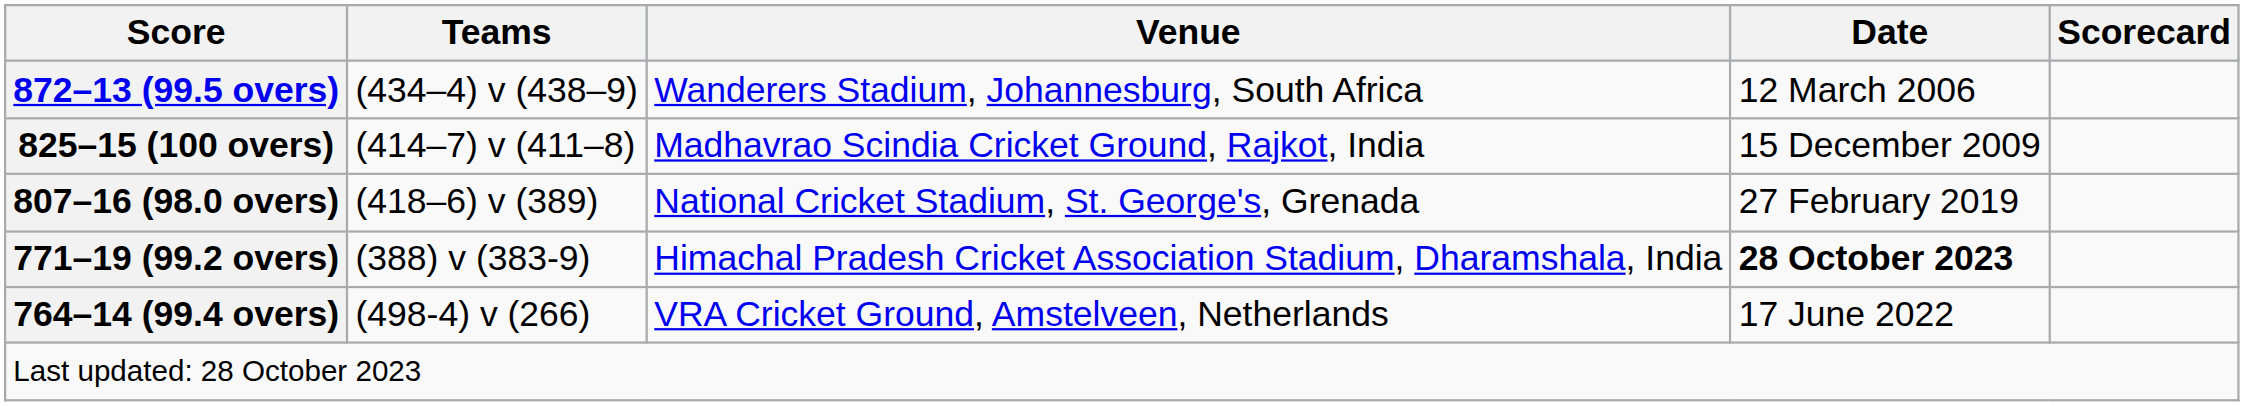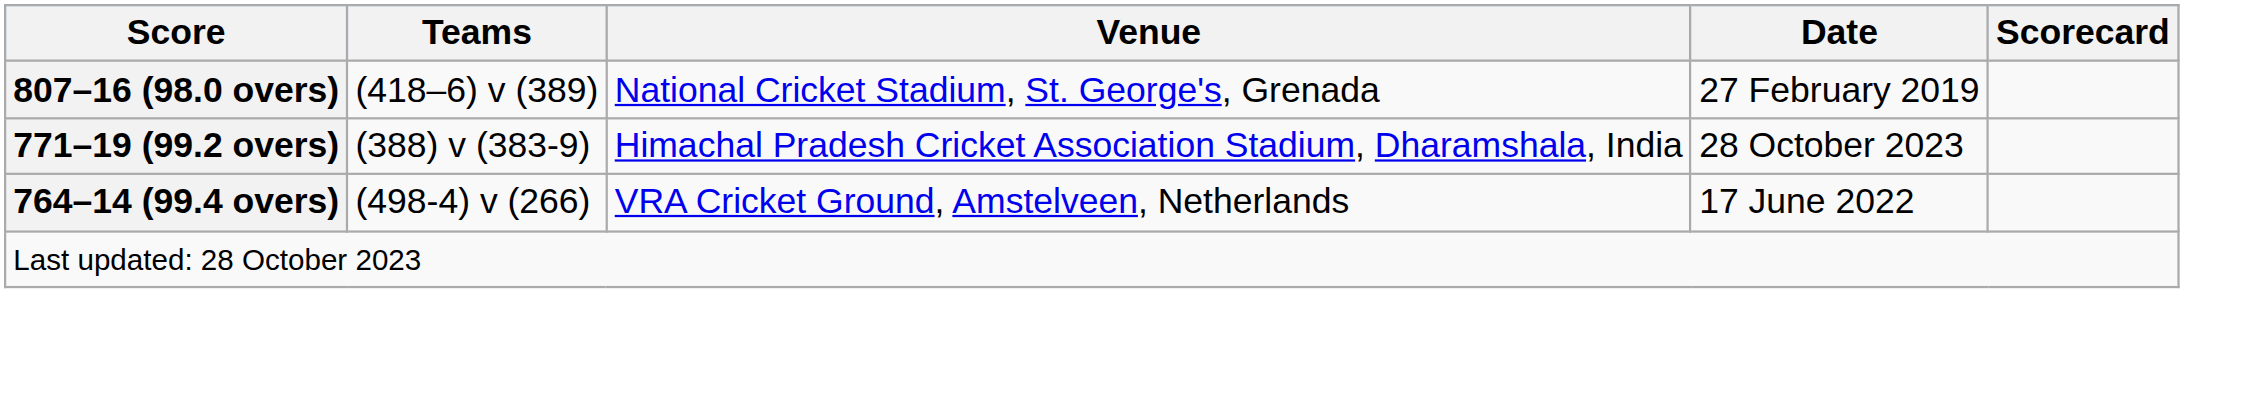- row: (176, 88)
- row: (176, 145)
(1876, 257) bold -> (1832, 145) normal
